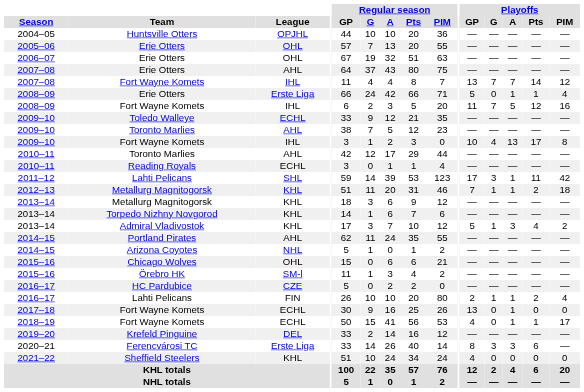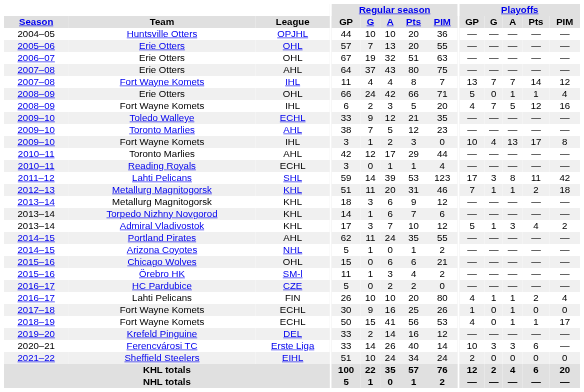(293, 94) Erste Liga -> (293, 94) OHL
(472, 106) 11 -> (472, 106) 4
(513, 178) 1 -> (513, 178) 8
(472, 298) 2 -> (472, 298) 4
(472, 310) 13 -> (472, 310) 1
(472, 346) 8 -> (472, 346) 10
(293, 358) KHL -> (293, 358) EIHL
(472, 358) 4 -> (472, 358) 2
